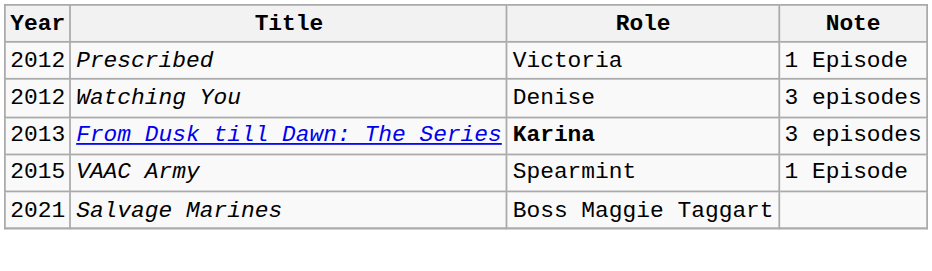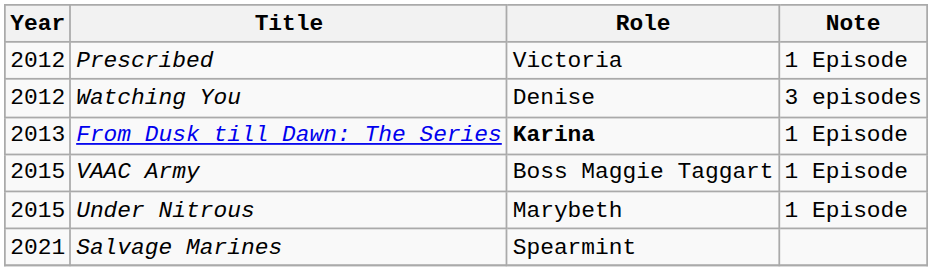(853, 135) 3 episodes -> (846, 135) 1 Episode
(574, 173) Spearmint -> (643, 173) Boss Maggie Taggart
+ row: (165, 210)
(643, 210) Boss Maggie Taggart -> (574, 247) Spearmint
